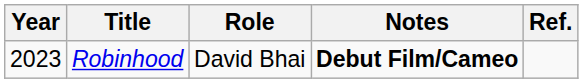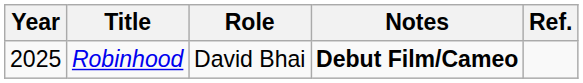(36, 59) 2023 -> (36, 59) 2025
